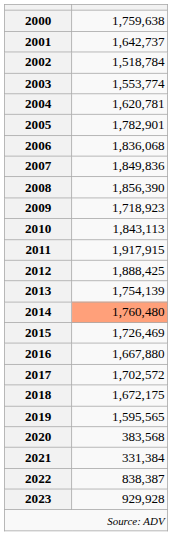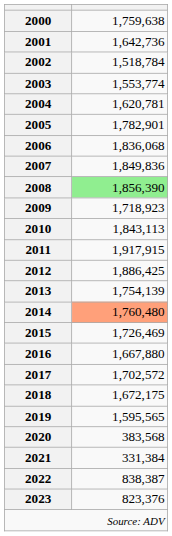(138, 41) 1,642,737 -> (138, 41) 1,642,736
(138, 187) no background -> (138, 187) lightgreen background
(138, 270) 1,888,425 -> (138, 270) 1,886,425
(143, 499) 929,928 -> (143, 499) 823,376
